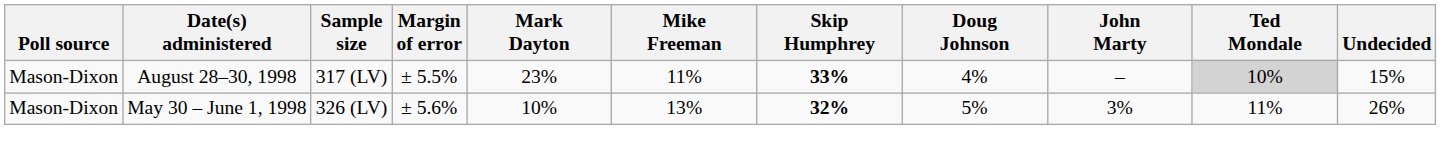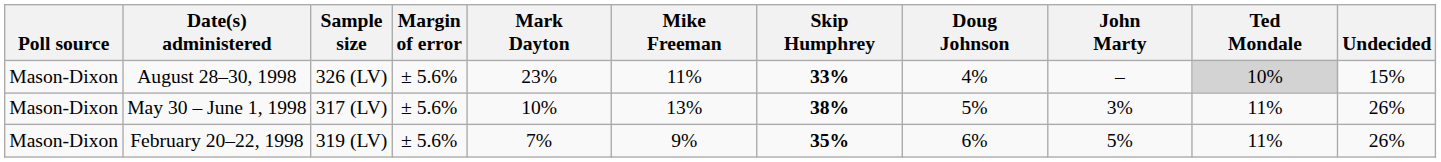(352, 76) 317 (LV) -> (352, 76) 326 (LV)
(429, 76) ± 5.5% -> (429, 76) ± 5.6%
(352, 108) 326 (LV) -> (352, 108) 317 (LV)
(829, 108) 32% -> (829, 108) 38%
+ row: (217, 141)
